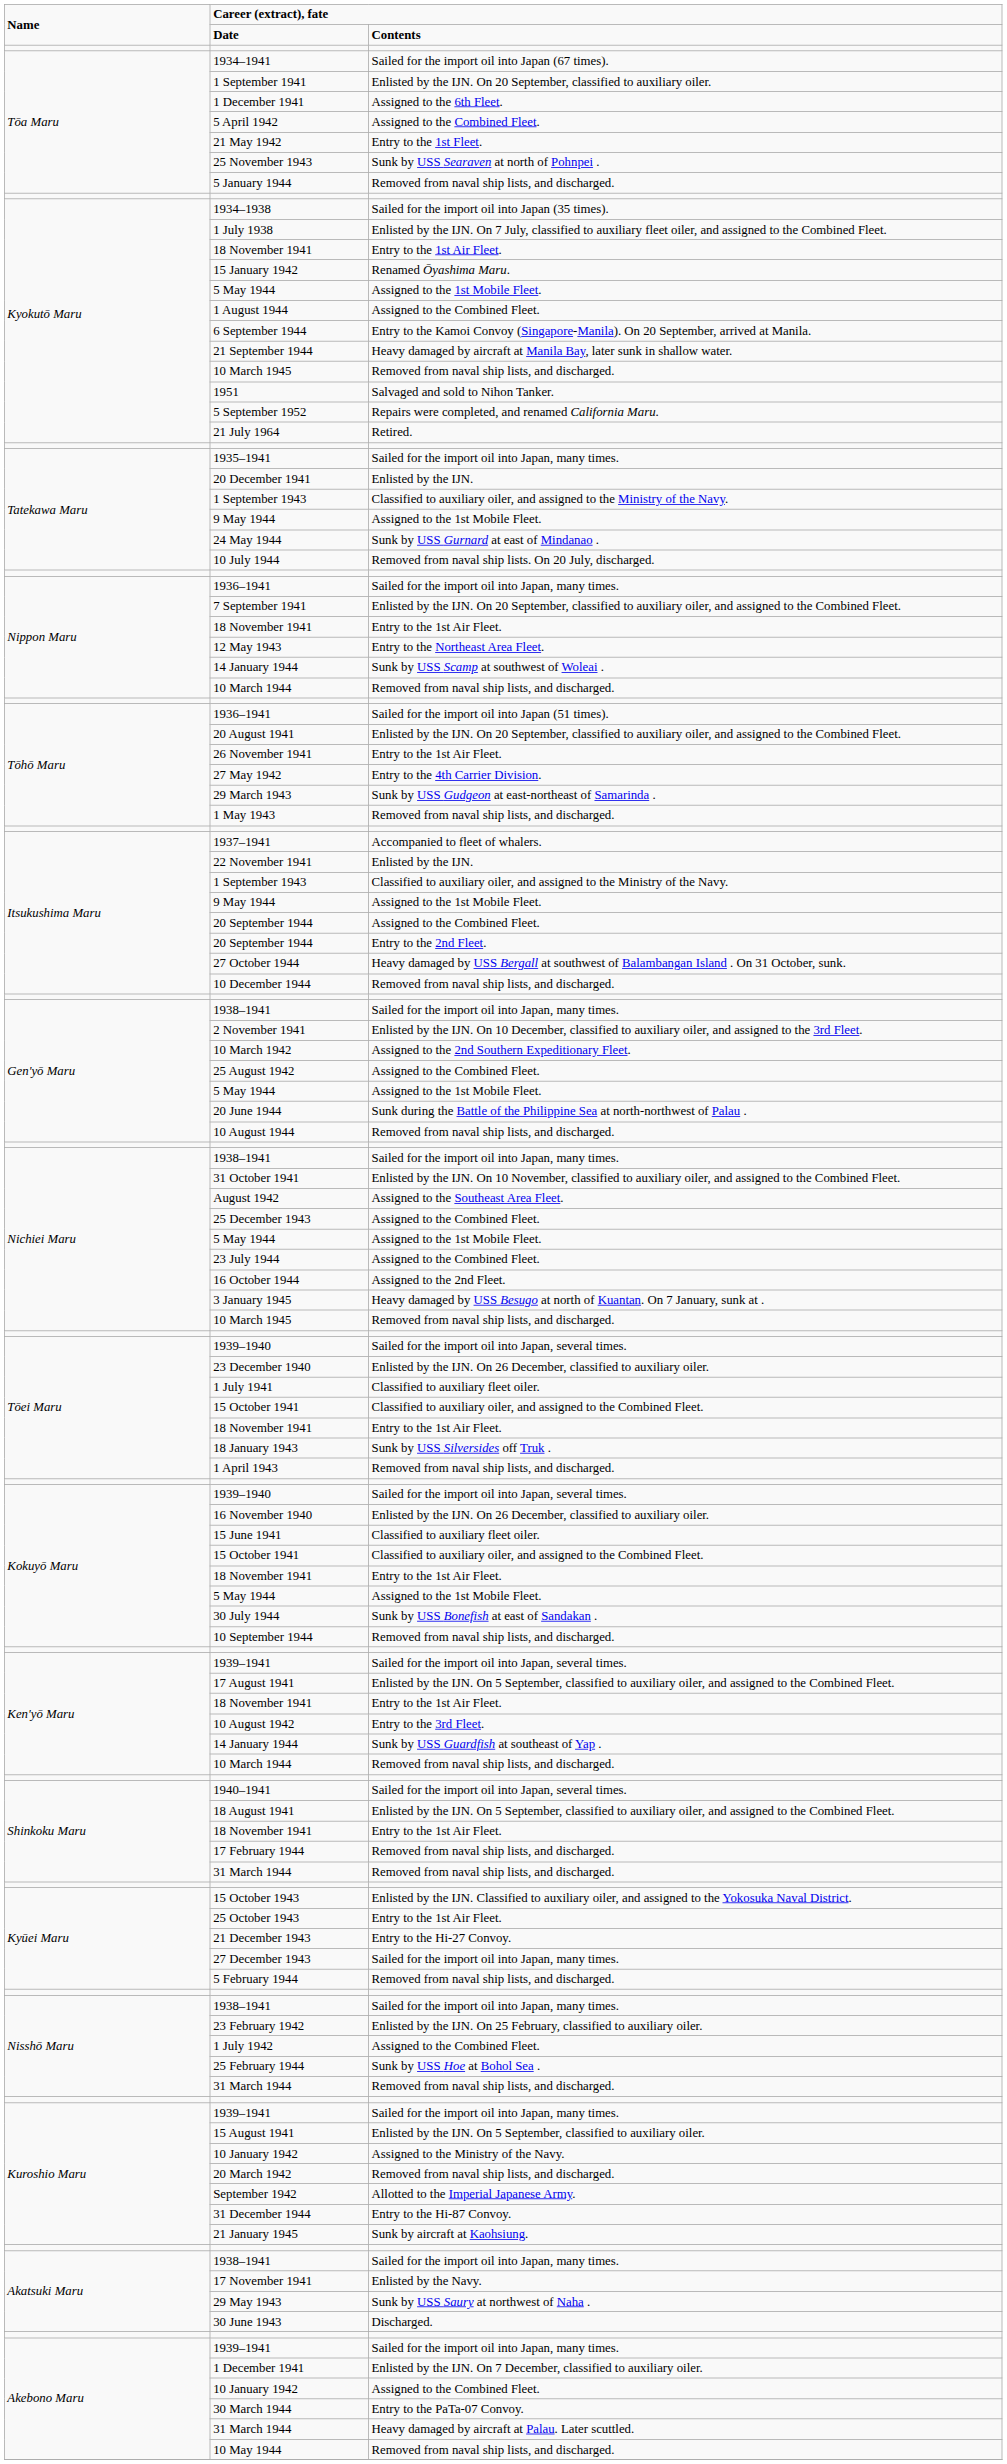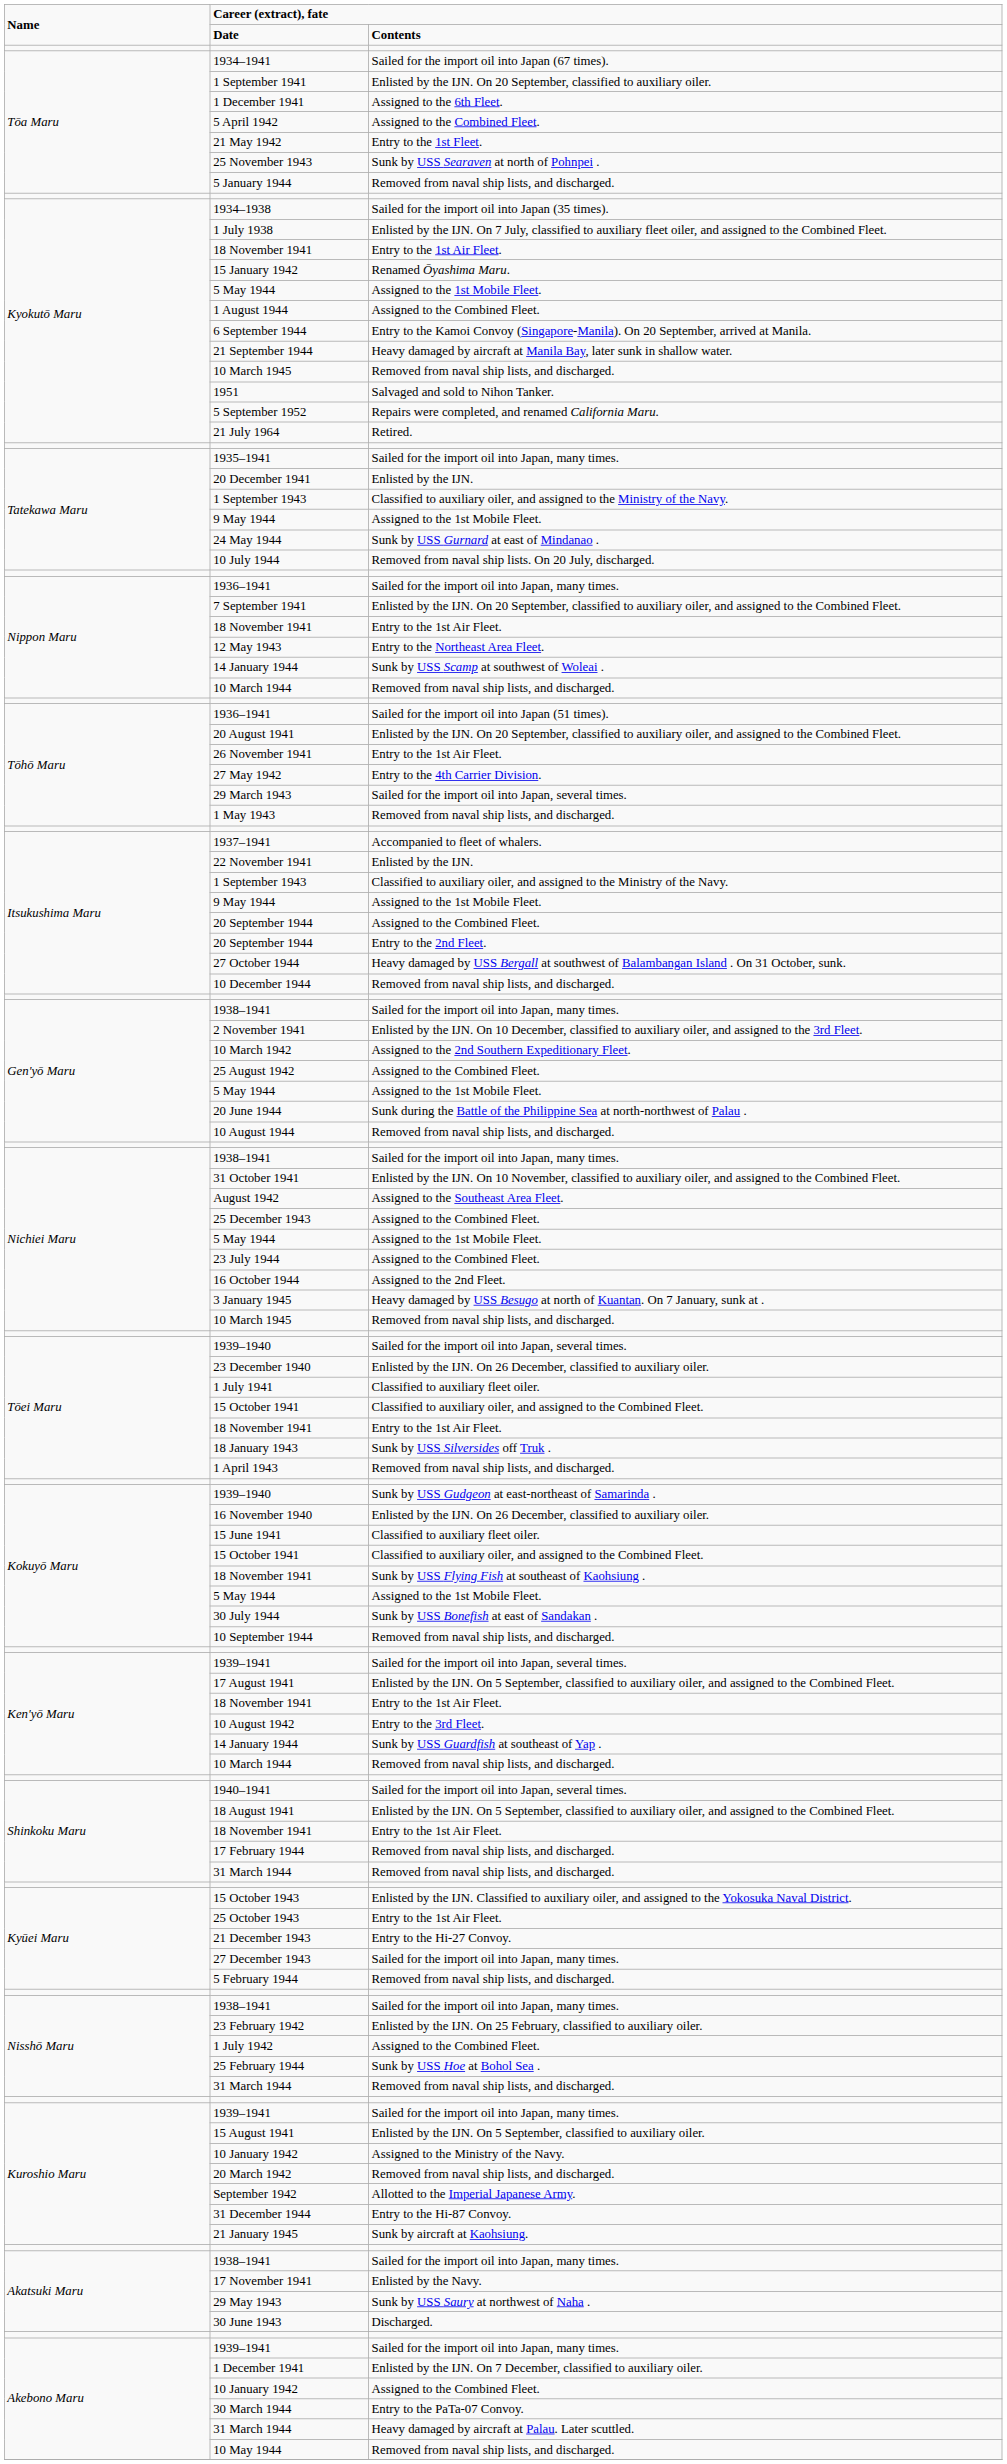(514, 795) Sunk by USS Gudgeon at east-northeast of Samarinda . -> (499, 795) Sailed for the import oil into Japan, several times.
(499, 1494) Sailed for the import oil into Japan, several times. -> (514, 1494) Sunk by USS Gudgeon at east-northeast of Samarinda .
(437, 1575) Entry to the 1st Air Fleet. -> (508, 1575) Sunk by USS Flying Fish at southeast of Kaohsiung .
